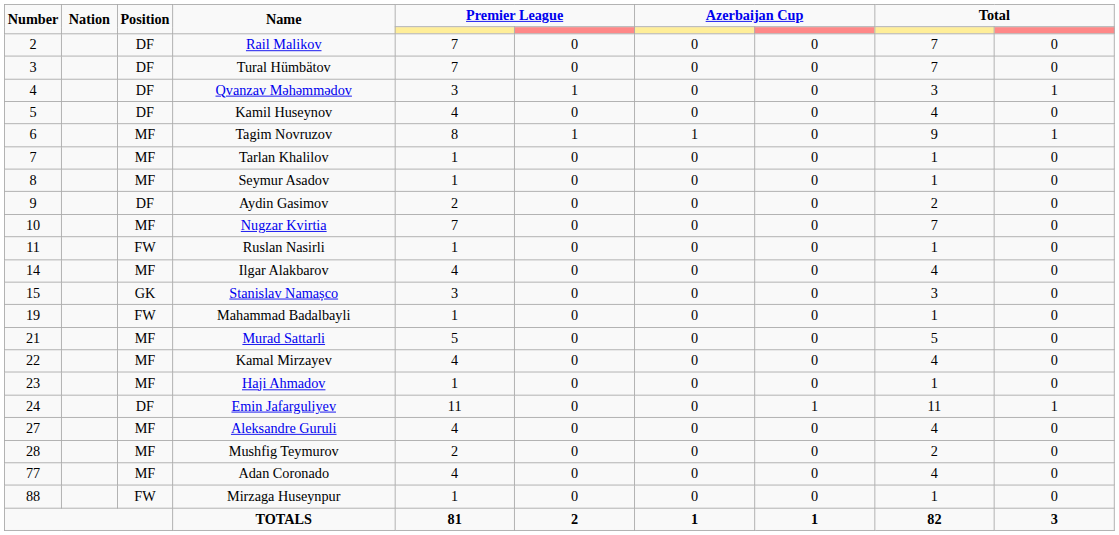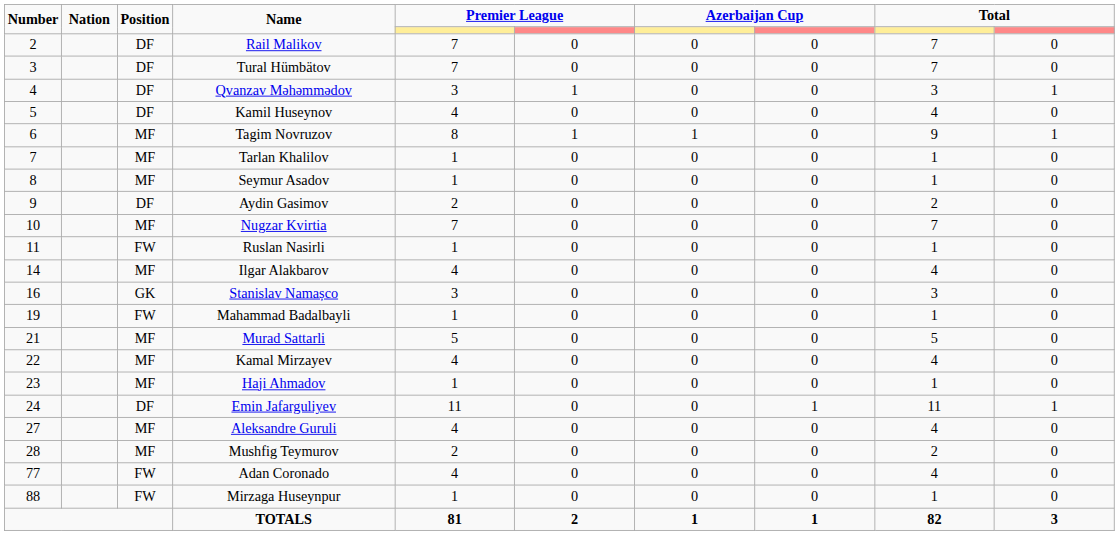(33, 293) 15 -> (33, 293) 16
(145, 474) MF -> (145, 474) FW
